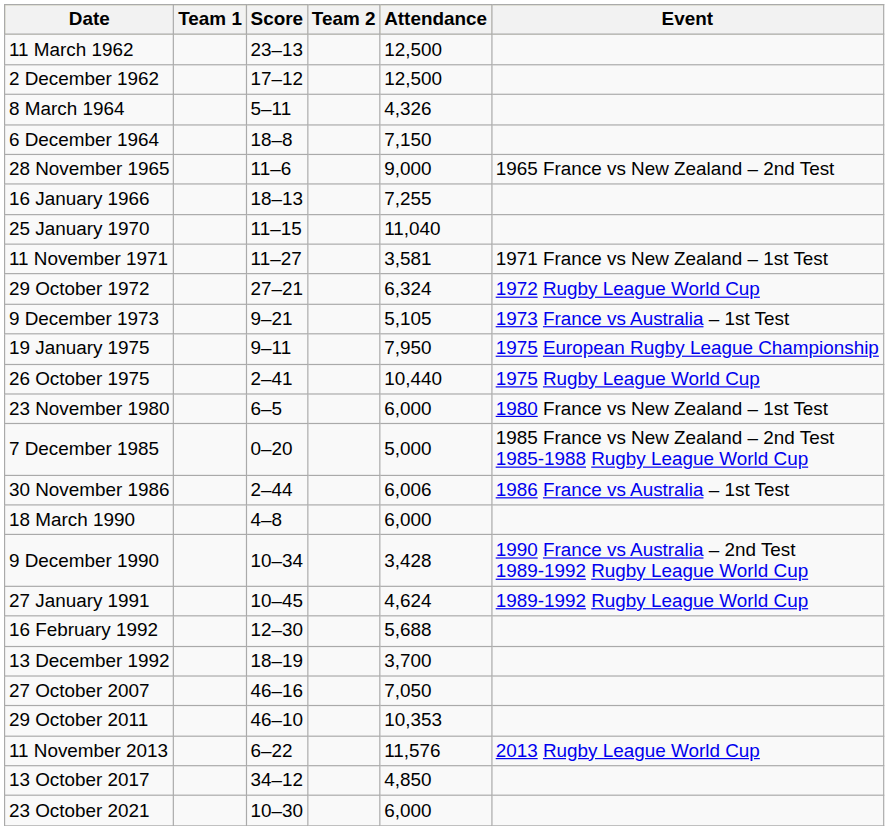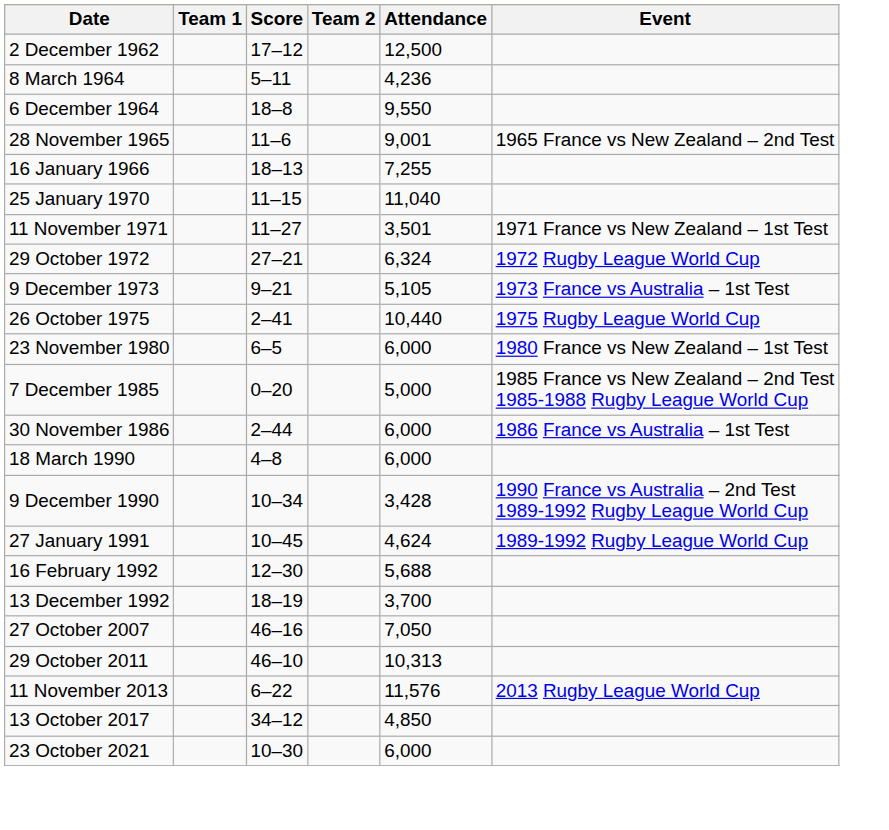- row: (71, 49)
(408, 109) 4,326 -> (408, 79) 4,236
(408, 139) 7,150 -> (408, 109) 9,550
(408, 169) 9,000 -> (408, 139) 9,001
(408, 259) 3,581 -> (408, 229) 3,501
- row: (79, 348)
(408, 489) 6,006 -> (408, 429) 6,000
(413, 720) 10,353 -> (413, 660) 10,313
